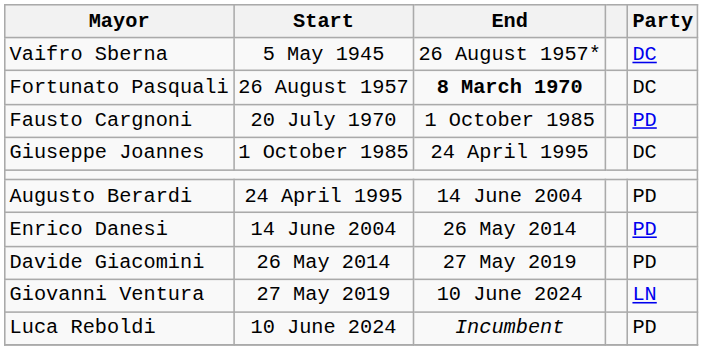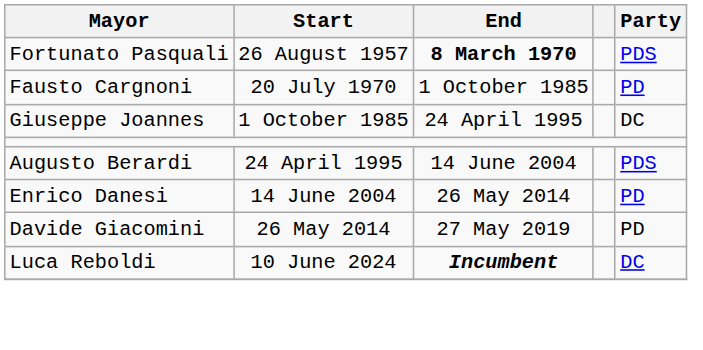- row: (89, 54)
(645, 87) DC -> (639, 54) PDS
(645, 196) PD -> (639, 163) PDS
- row: (107, 295)
(510, 328) normal -> (504, 262) bold
(645, 328) PD -> (632, 262) DC
